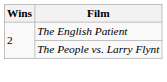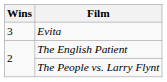+ row: (49, 31)
